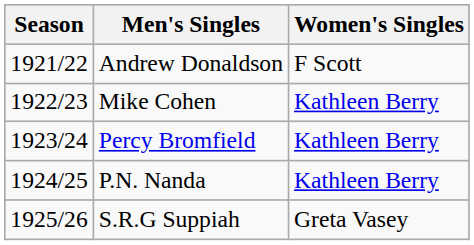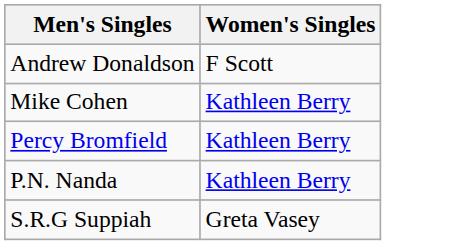- column: (49, 24)
